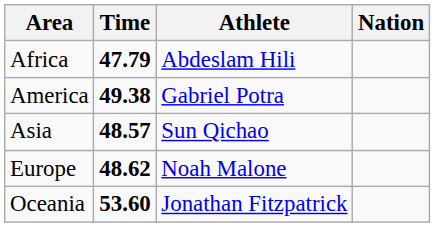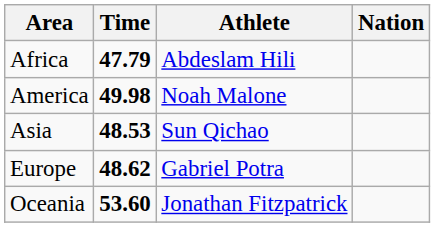(125, 95) 49.38 -> (125, 95) 49.98
(223, 95) Gabriel Potra -> (224, 95) Noah Malone
(125, 131) 48.57 -> (125, 131) 48.53
(224, 167) Noah Malone -> (223, 167) Gabriel Potra
